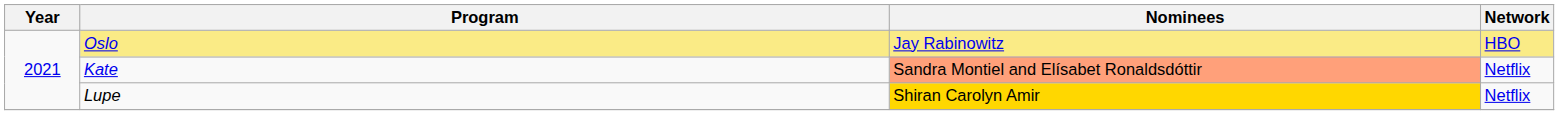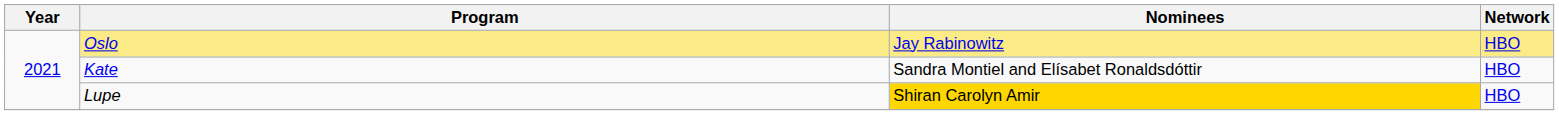(1048, 69) lightsalmon background -> (1048, 69) no background
(1507, 69) Netflix -> (1502, 69) HBO
(1507, 95) Netflix -> (1502, 95) HBO
